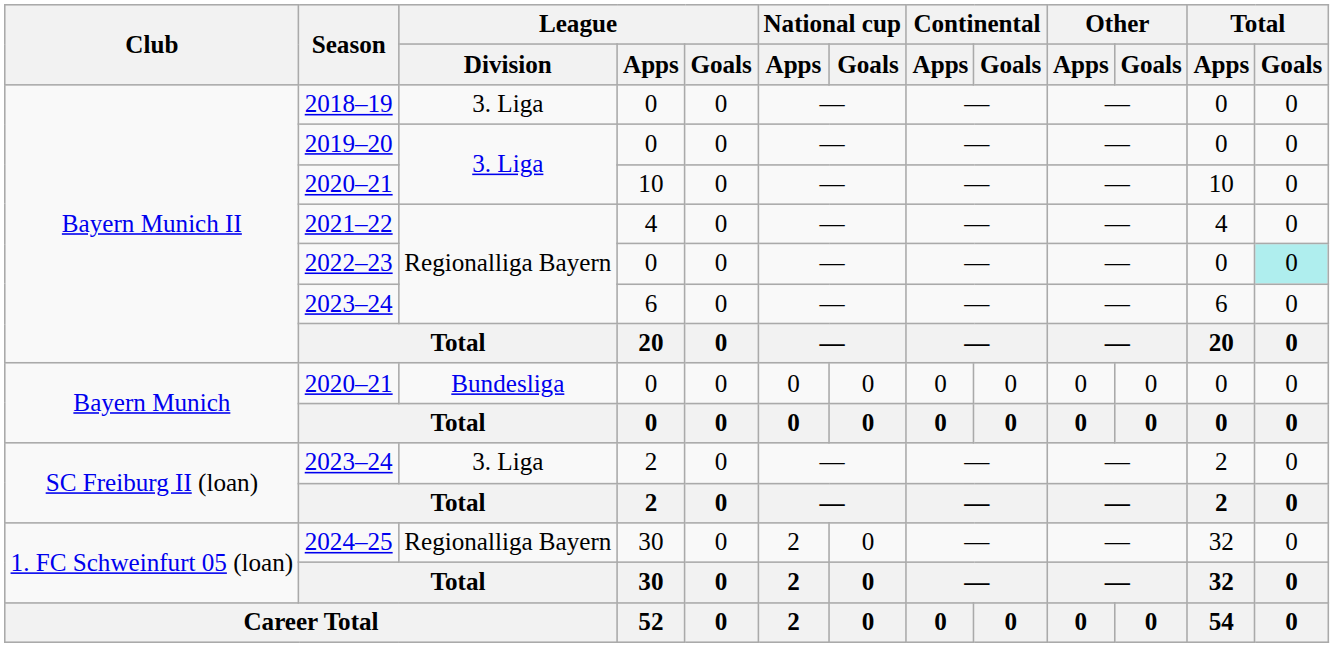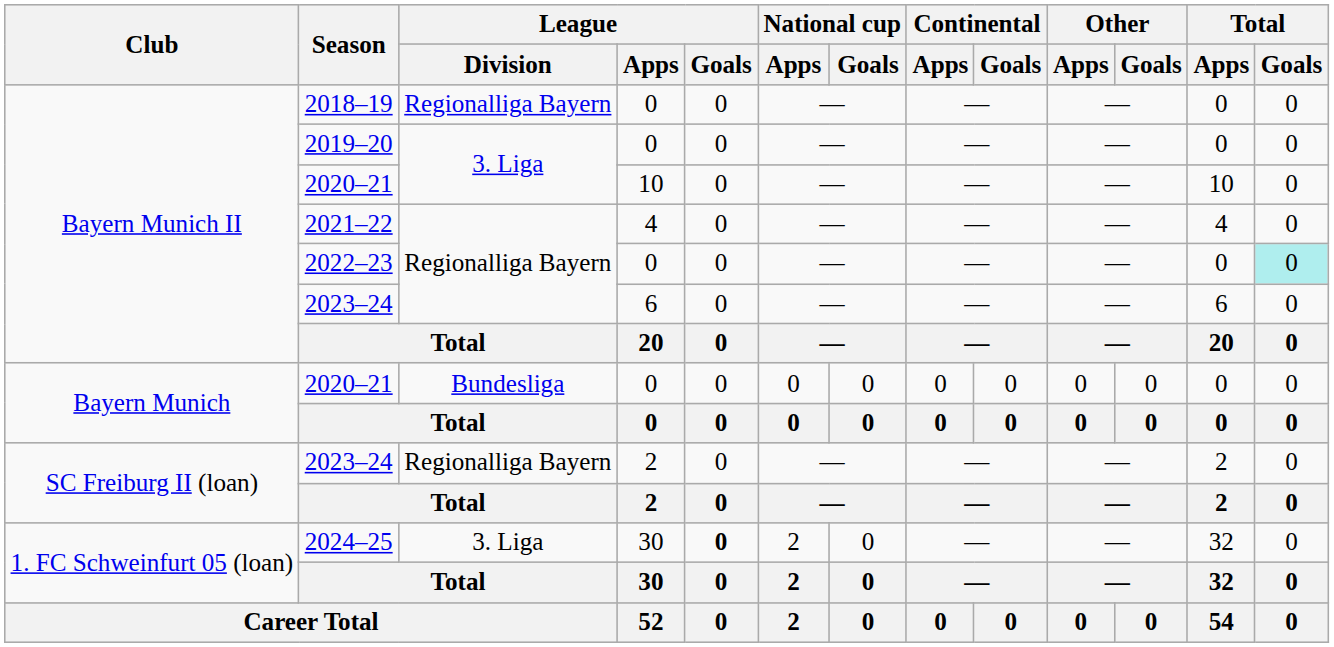(508, 104) 3. Liga -> (508, 104) Regionalliga Bayern
(508, 462) 3. Liga -> (508, 462) Regionalliga Bayern
(508, 542) Regionalliga Bayern -> (508, 542) 3. Liga
(721, 542) normal -> (721, 542) bold
